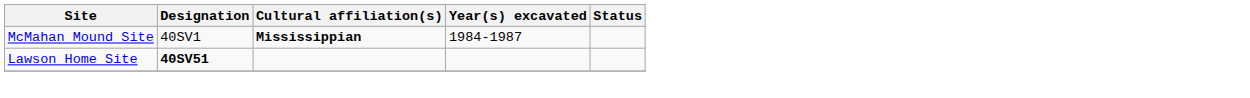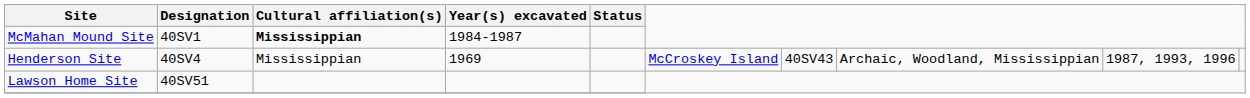+ row: (65, 60)
(185, 60) bold -> (185, 82) normal
